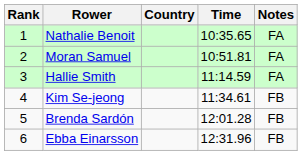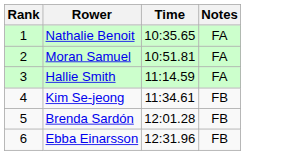- column: (169, 14)
